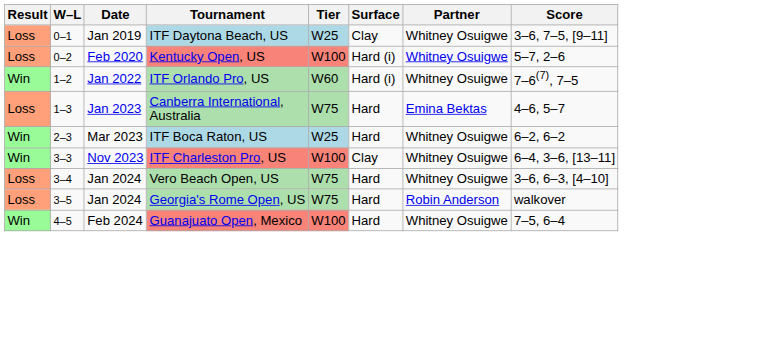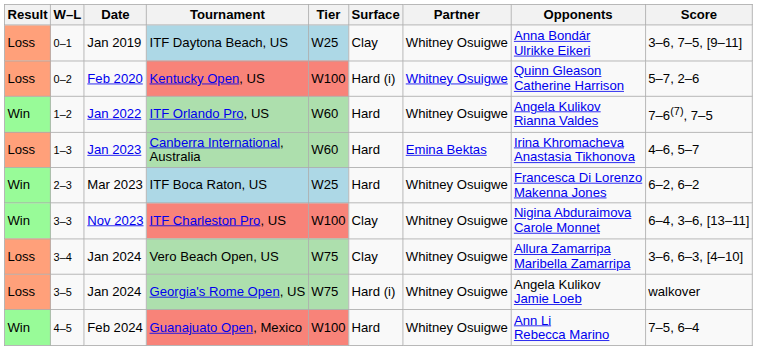+ column: (578, 14)
(373, 79) Hard (i) -> (366, 114) Hard
(325, 109) W75 -> (325, 149) W60
(366, 178) Hard -> (365, 256) Clay
(366, 199) Hard -> (373, 292) Hard (i)
(452, 199) Robin Anderson -> (457, 292) Whitney Osuigwe
